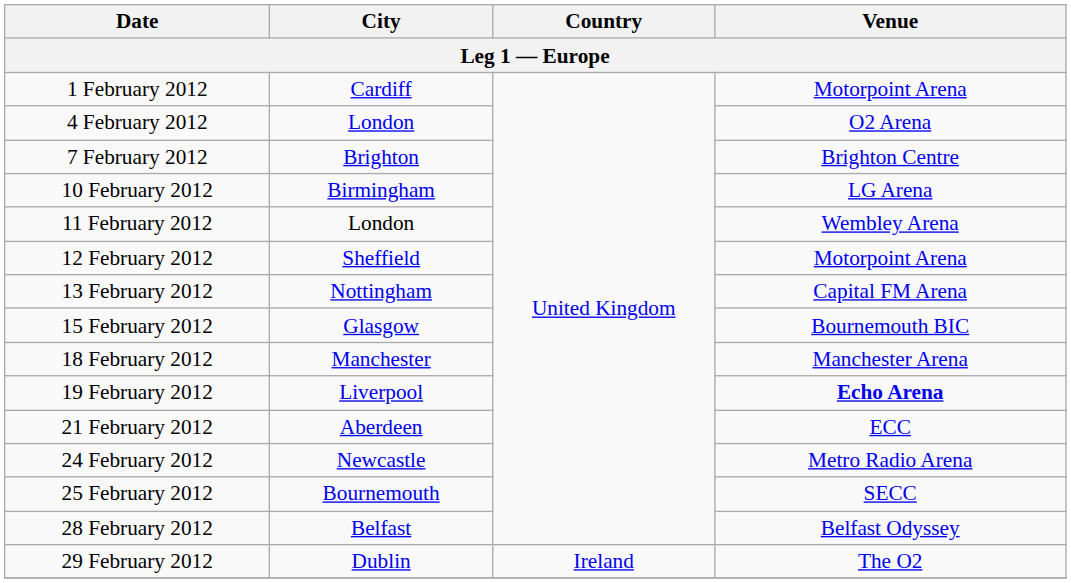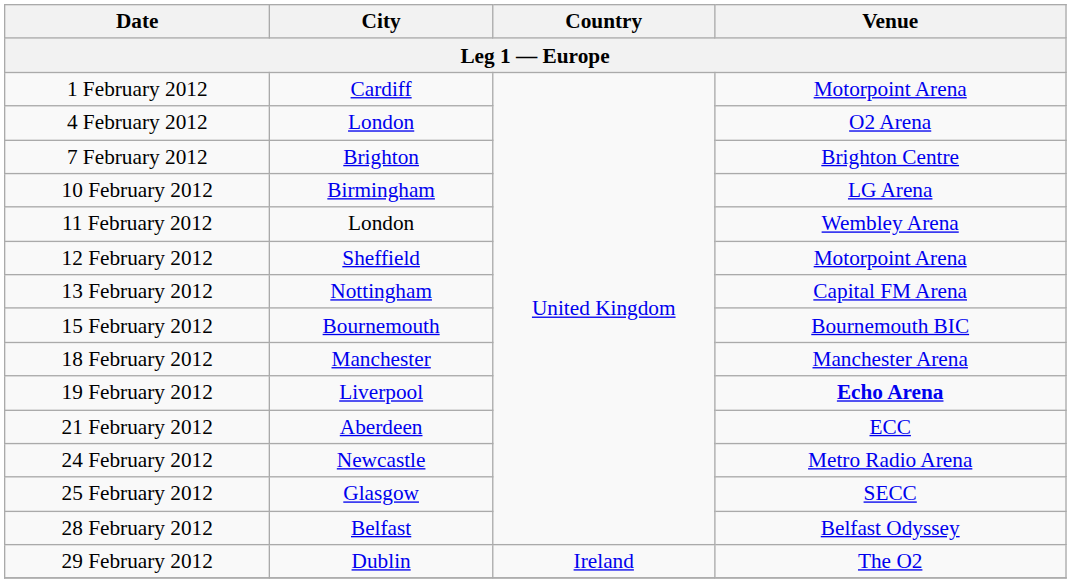(381, 325) Glasgow -> (381, 325) Bournemouth
(381, 493) Bournemouth -> (381, 493) Glasgow
